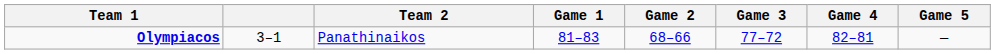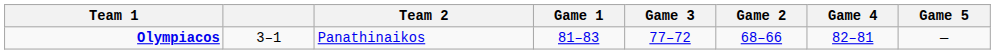columns swapped: (670, 16) <-> (761, 16)
